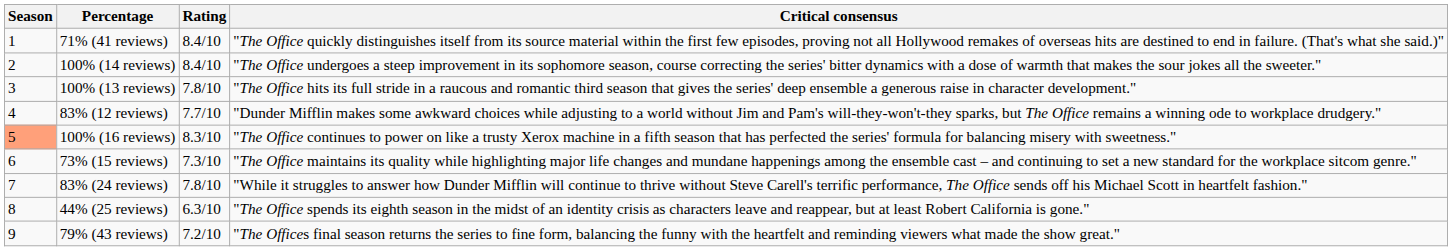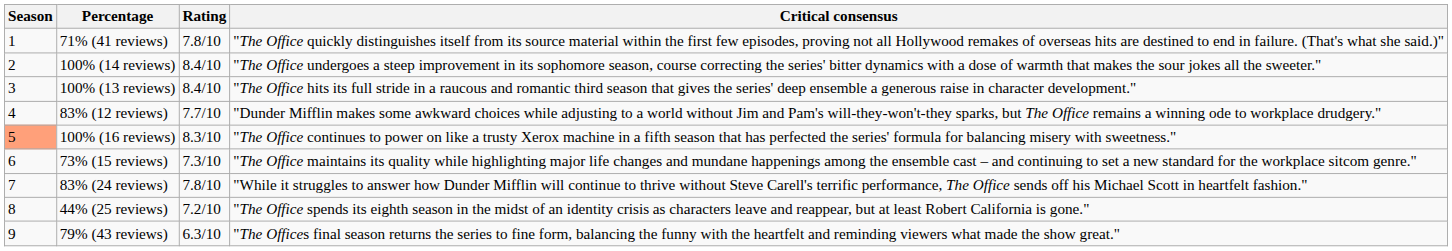(202, 40) 8.4/10 -> (202, 40) 7.8/10
(202, 88) 7.8/10 -> (202, 88) 8.4/10
(202, 209) 6.3/10 -> (202, 209) 7.2/10
(202, 233) 7.2/10 -> (202, 233) 6.3/10
